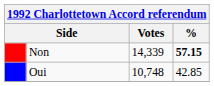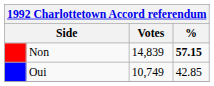(148, 52) 14,339 -> (148, 52) 14,839
(148, 72) 10,748 -> (148, 72) 10,749
